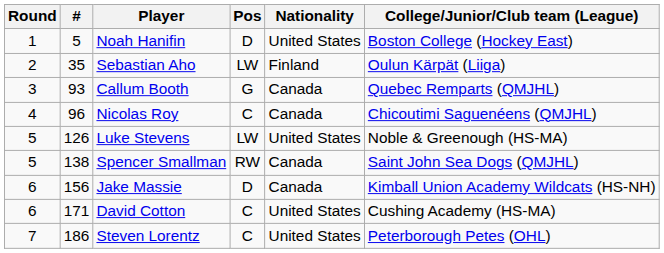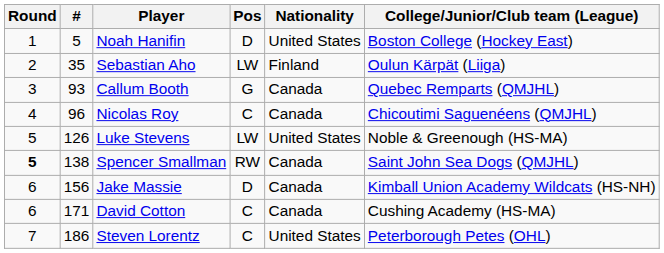(32, 162) normal -> (32, 162) bold
(315, 211) United States -> (295, 211) Canada
